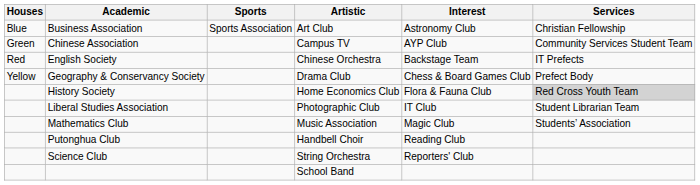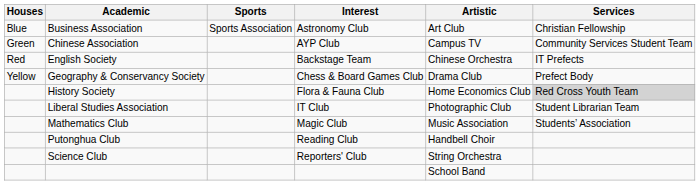columns swapped: (467, 12) <-> (348, 12)
